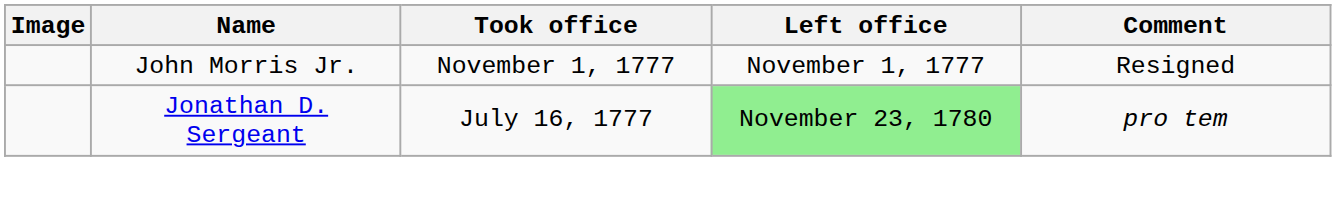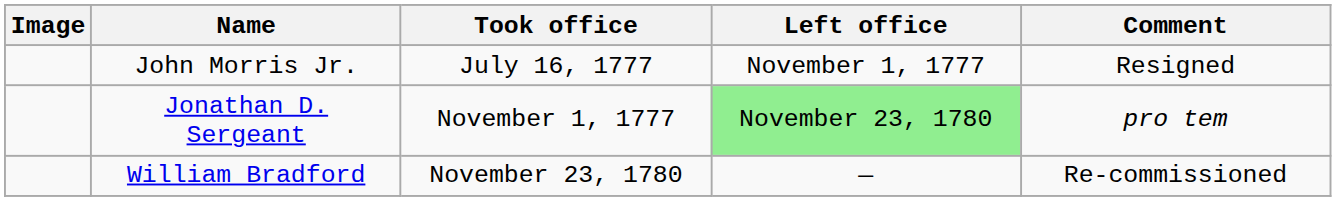(556, 66) November 1, 1777 -> (556, 66) July 16, 1777
(556, 120) July 16, 1777 -> (556, 120) November 1, 1777
+ row: (246, 175)
